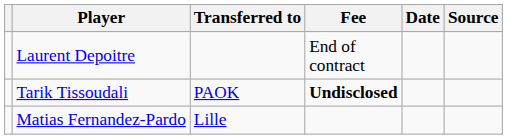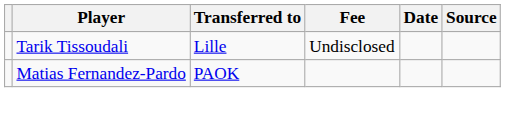- row: (76, 55)
(217, 92) PAOK -> (210, 45) Lille
(353, 92) bold -> (352, 45) normal
(210, 119) Lille -> (217, 73) PAOK
